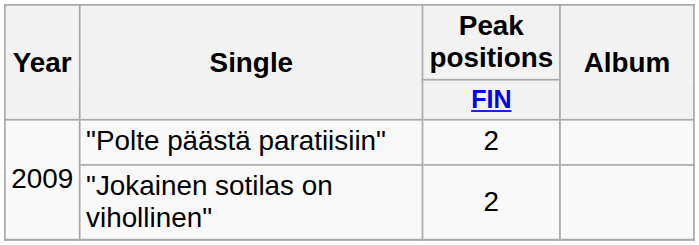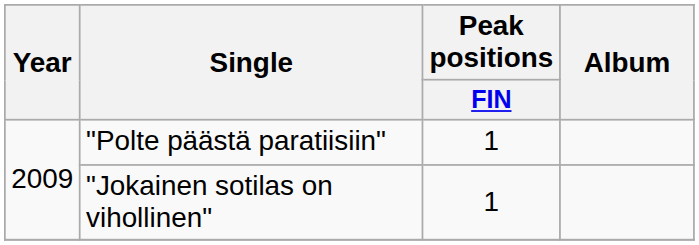(491, 141) 2 -> (491, 141) 1
(491, 201) 2 -> (491, 201) 1
